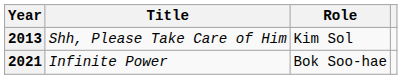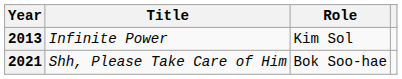(168, 39) Shh, Please Take Care of Him -> (108, 39) Infinite Power
(108, 62) Infinite Power -> (168, 62) Shh, Please Take Care of Him
